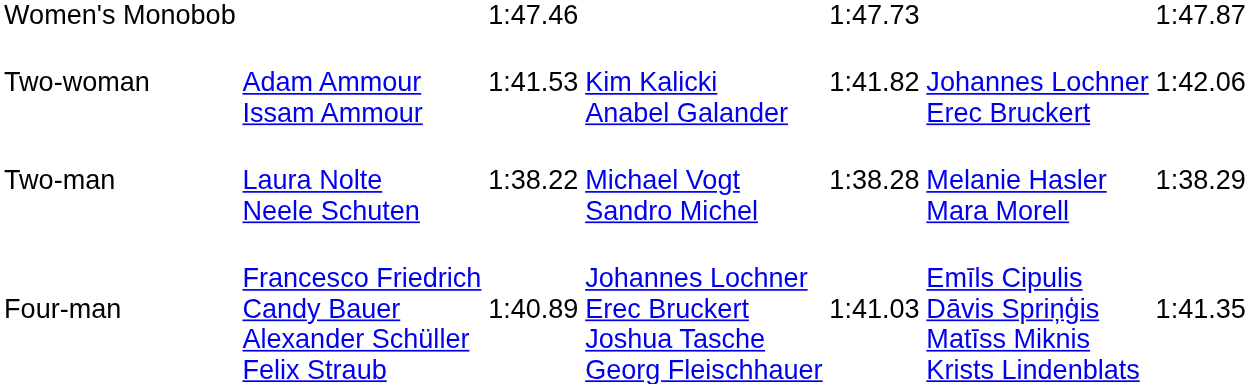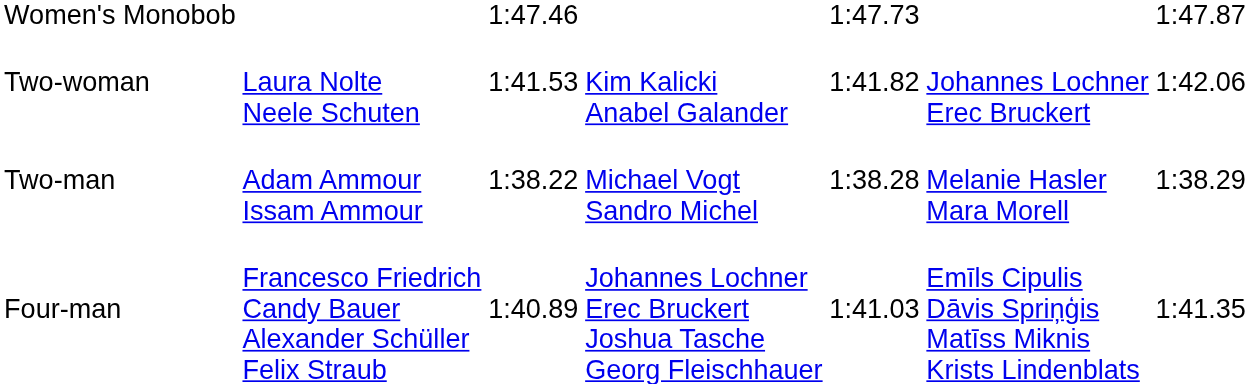(333, 97) Adam Ammour Issam Ammour -> (331, 97) Laura Nolte Neele Schuten
(331, 195) Laura Nolte Neele Schuten -> (333, 195) Adam Ammour Issam Ammour
